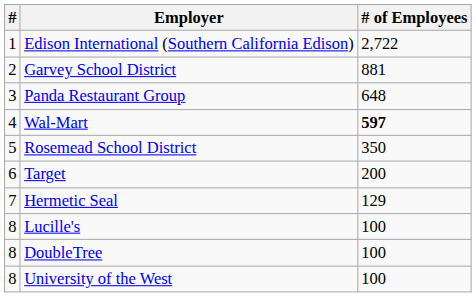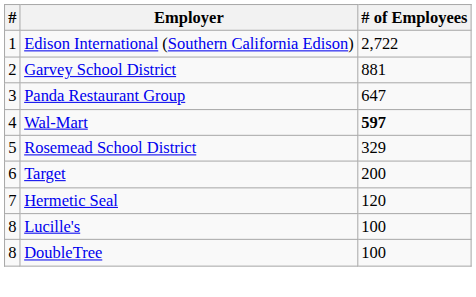(374, 95) 648 -> (374, 95) 647
(374, 148) 350 -> (374, 148) 329
(374, 200) 129 -> (374, 200) 120
- row: (98, 278)
